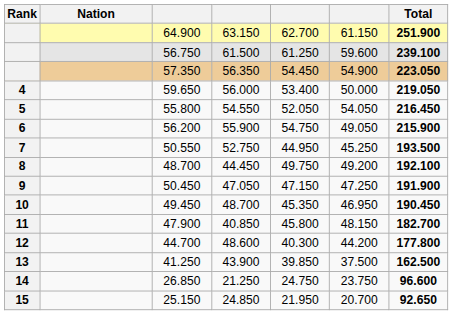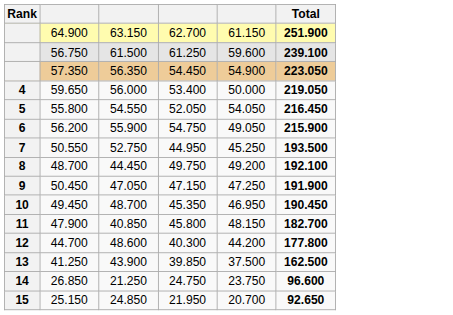- column: (96, 14)
